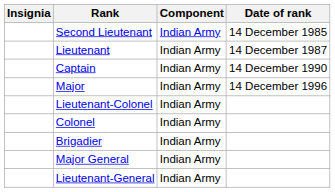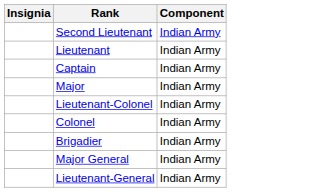- column: (278, 13)
